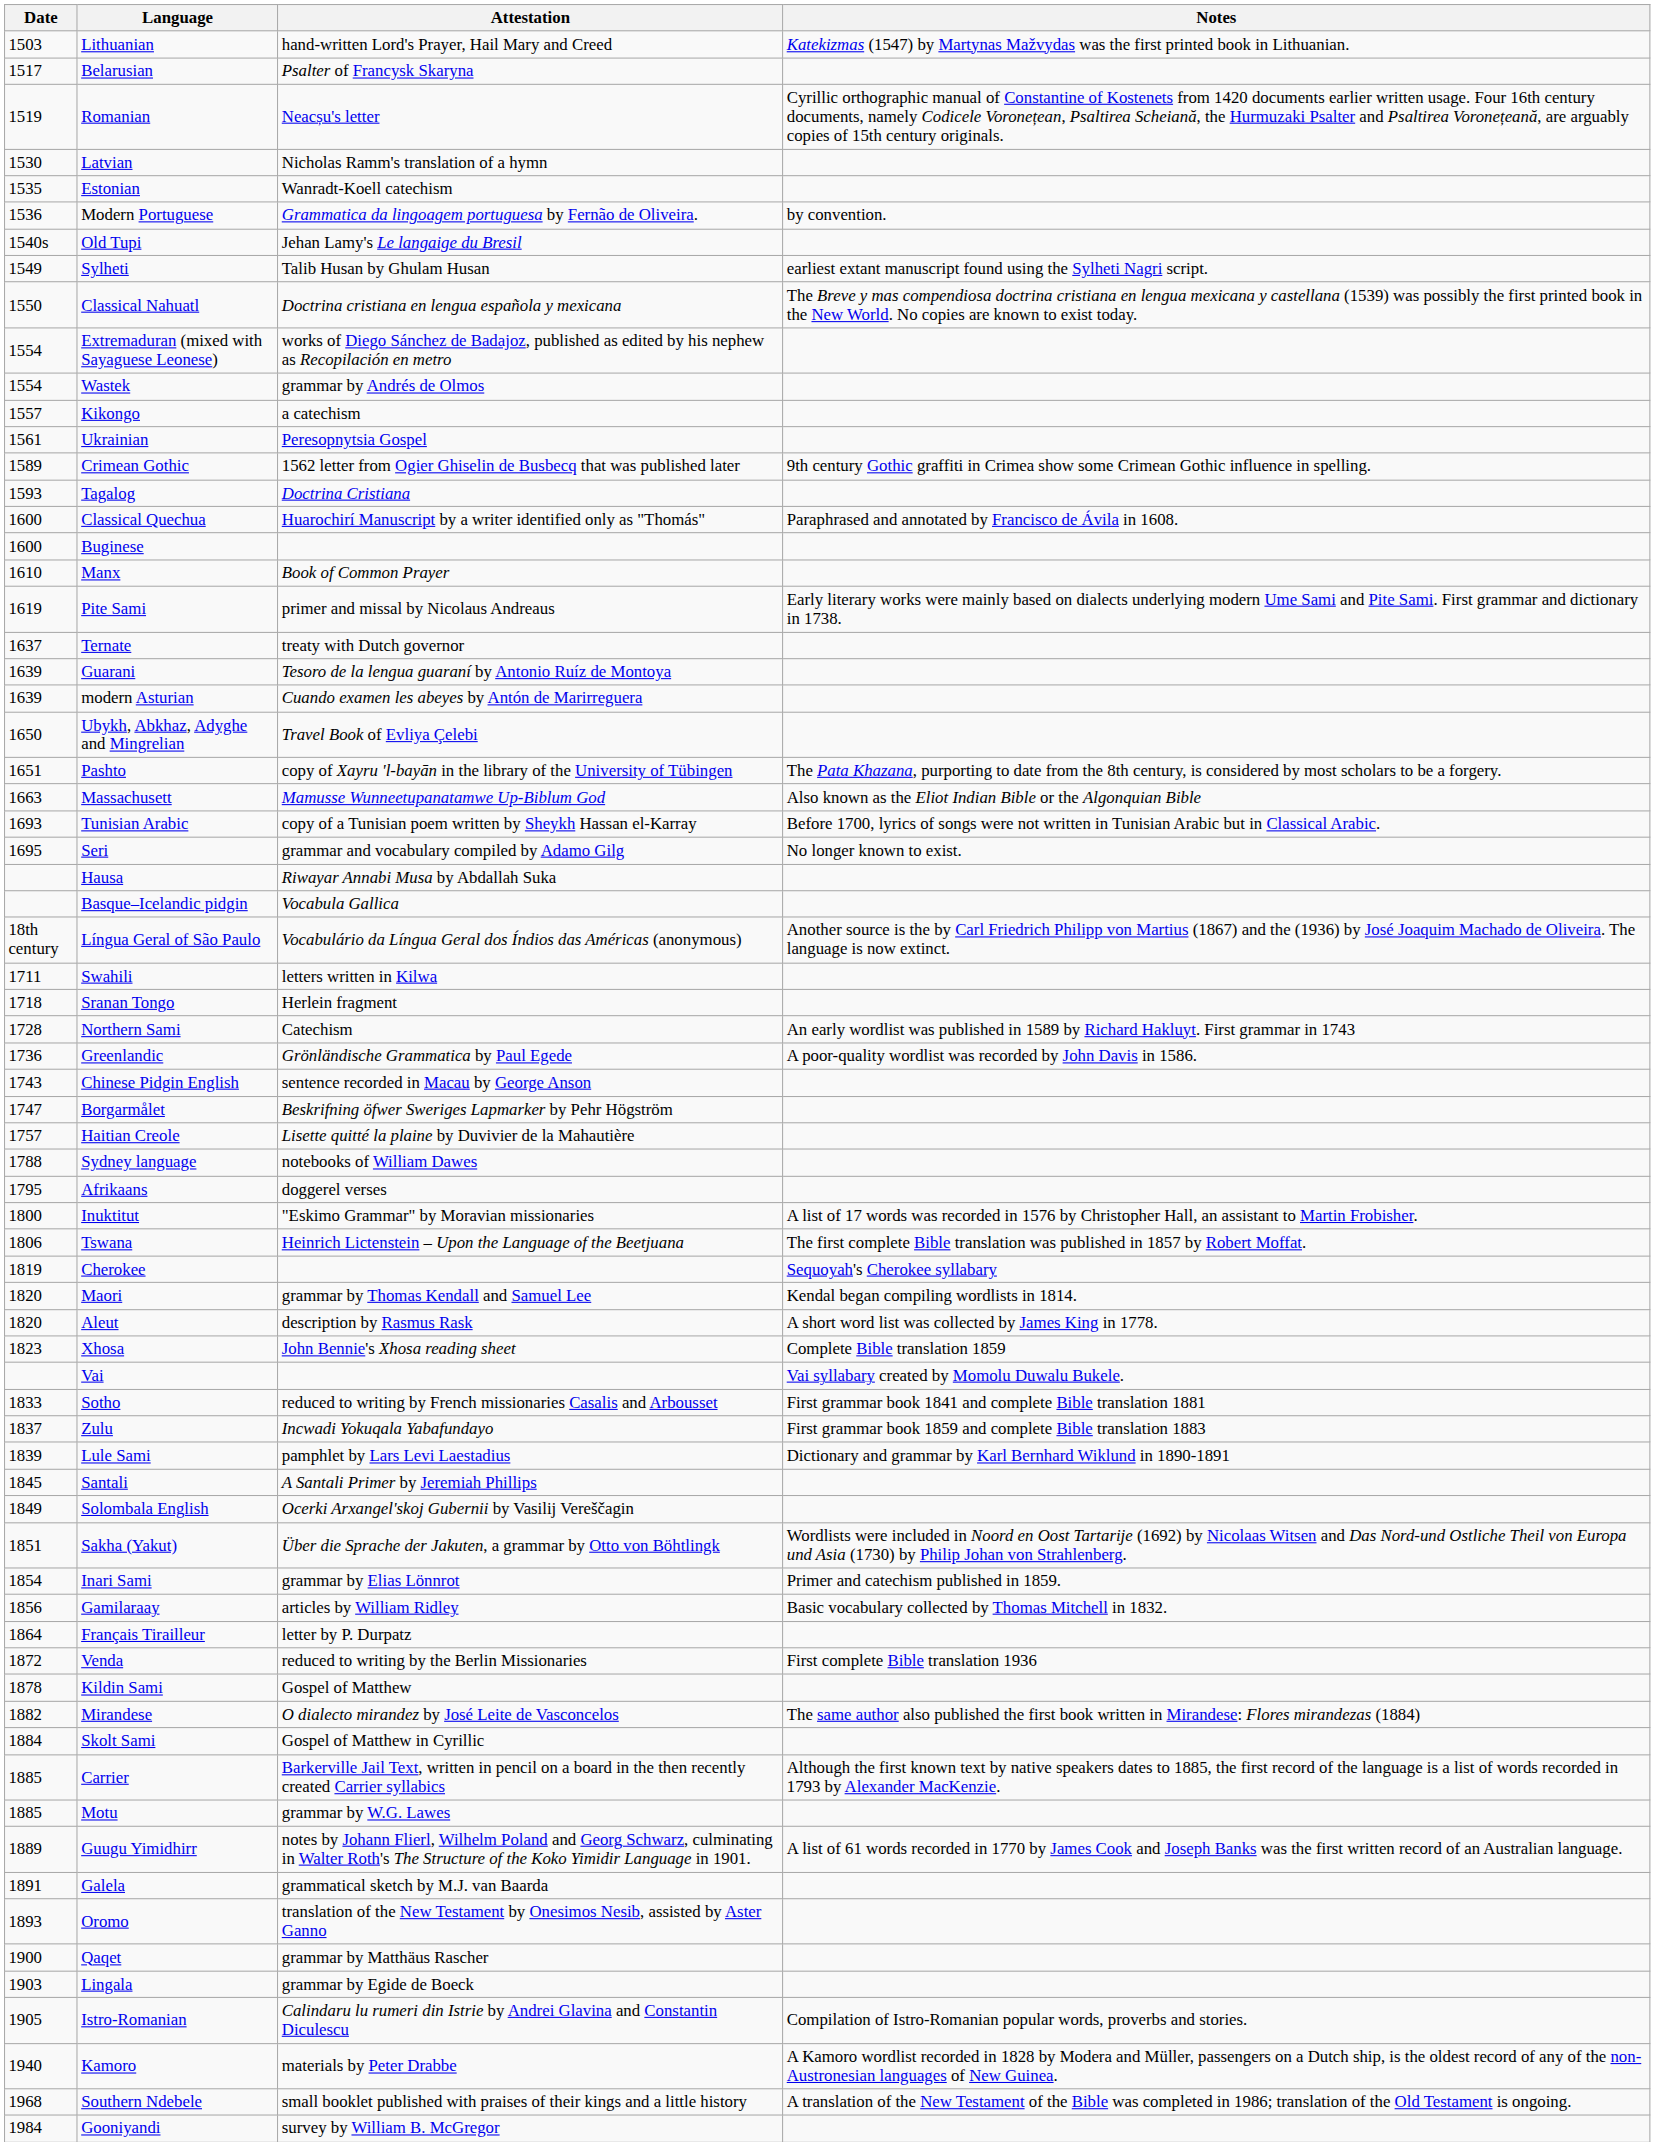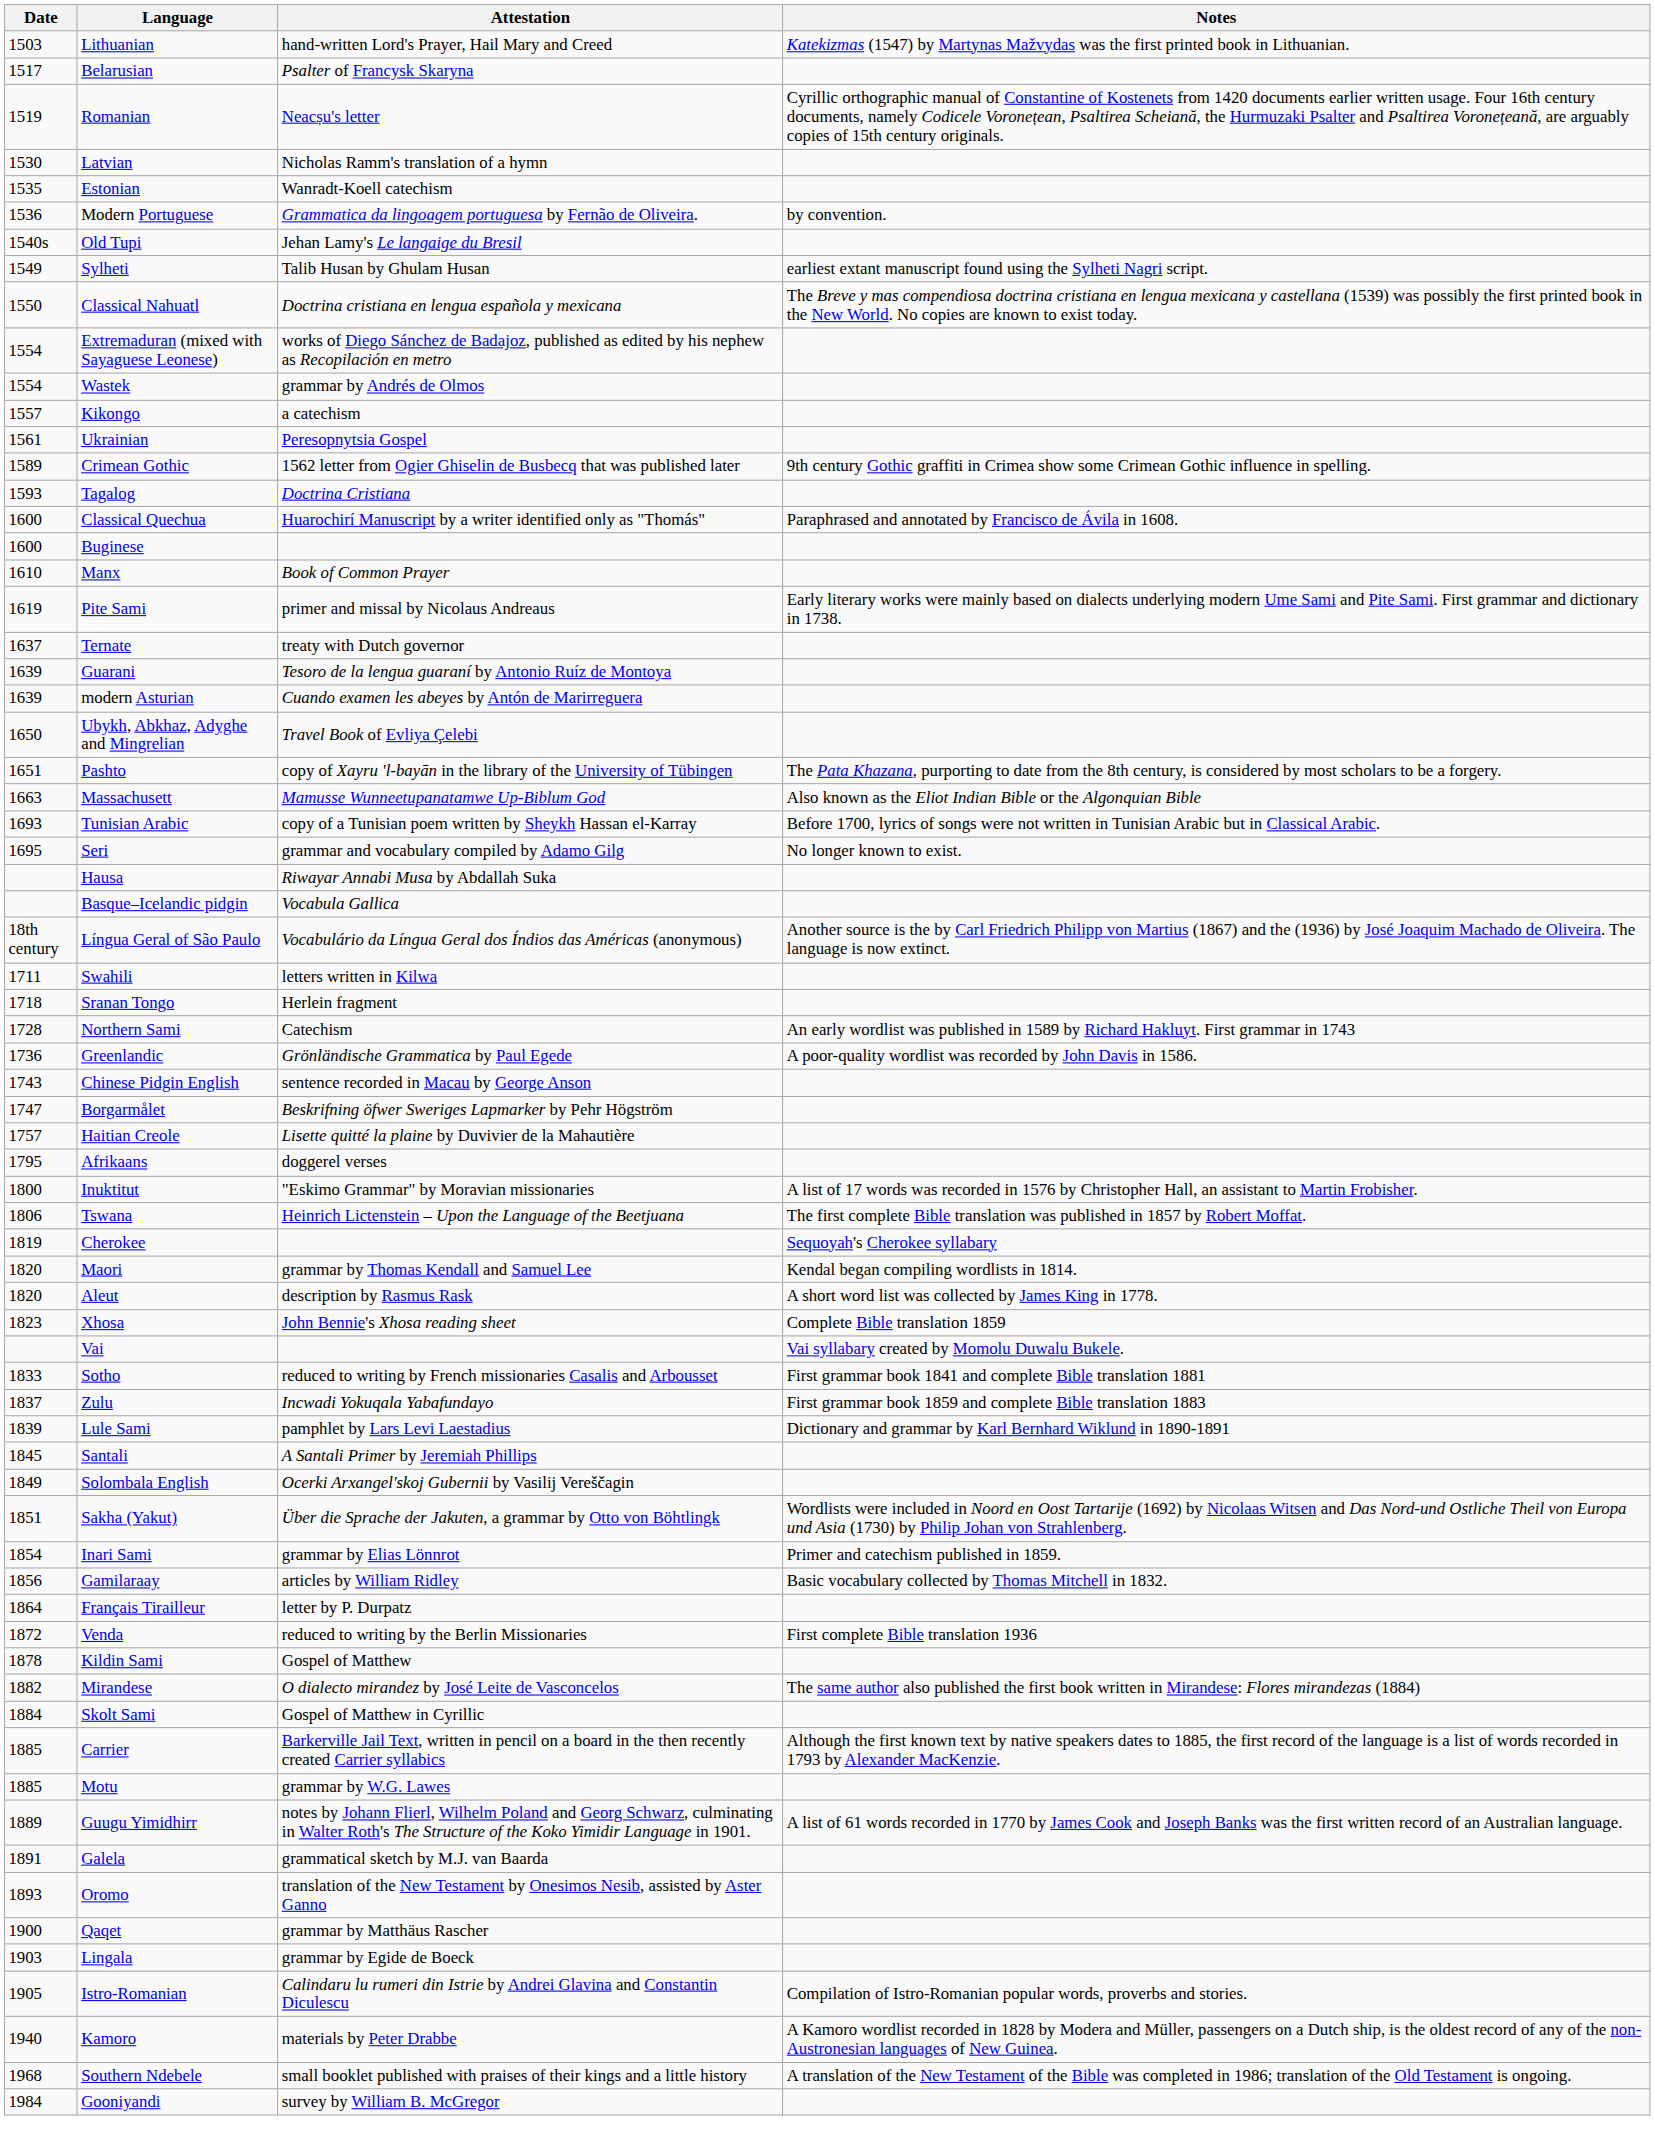- row: (139, 1162)
